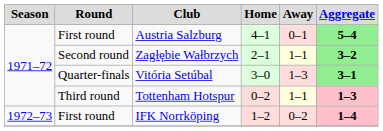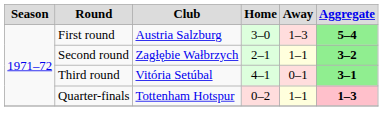(261, 34) 4–1 -> (261, 34) 3–0
(298, 34) 0–1 -> (298, 34) 1–3
(94, 75) Quarter-finals -> (89, 75) Third round
(261, 75) 3–0 -> (261, 75) 4–1
(298, 75) 1–3 -> (298, 75) 0–1
(89, 95) Third round -> (94, 95) Quarter-finals
- row: (177, 116)
